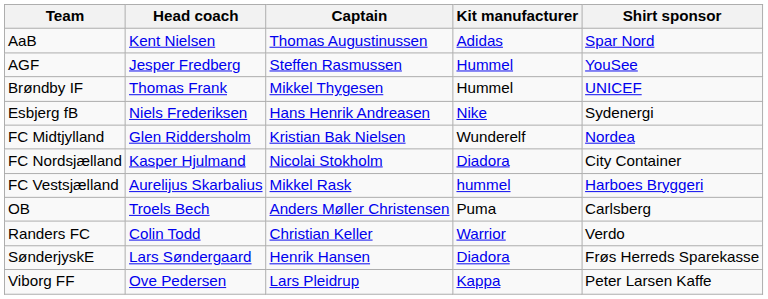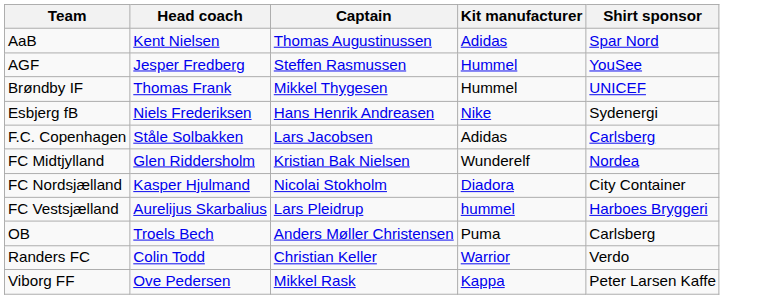+ row: (67, 137)
(310, 185) Mikkel Rask -> (319, 209) Lars Pleidrup
- row: (51, 257)
(314, 281) Lars Pleidrup -> (315, 281) Mikkel Rask
